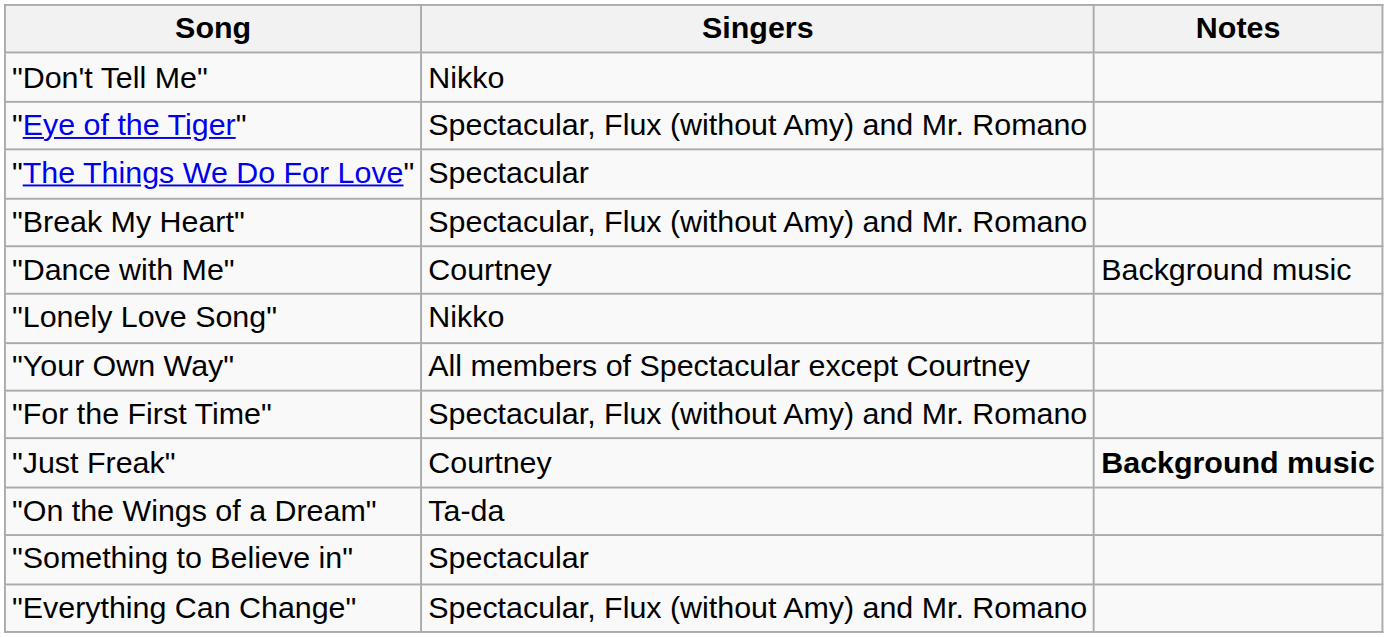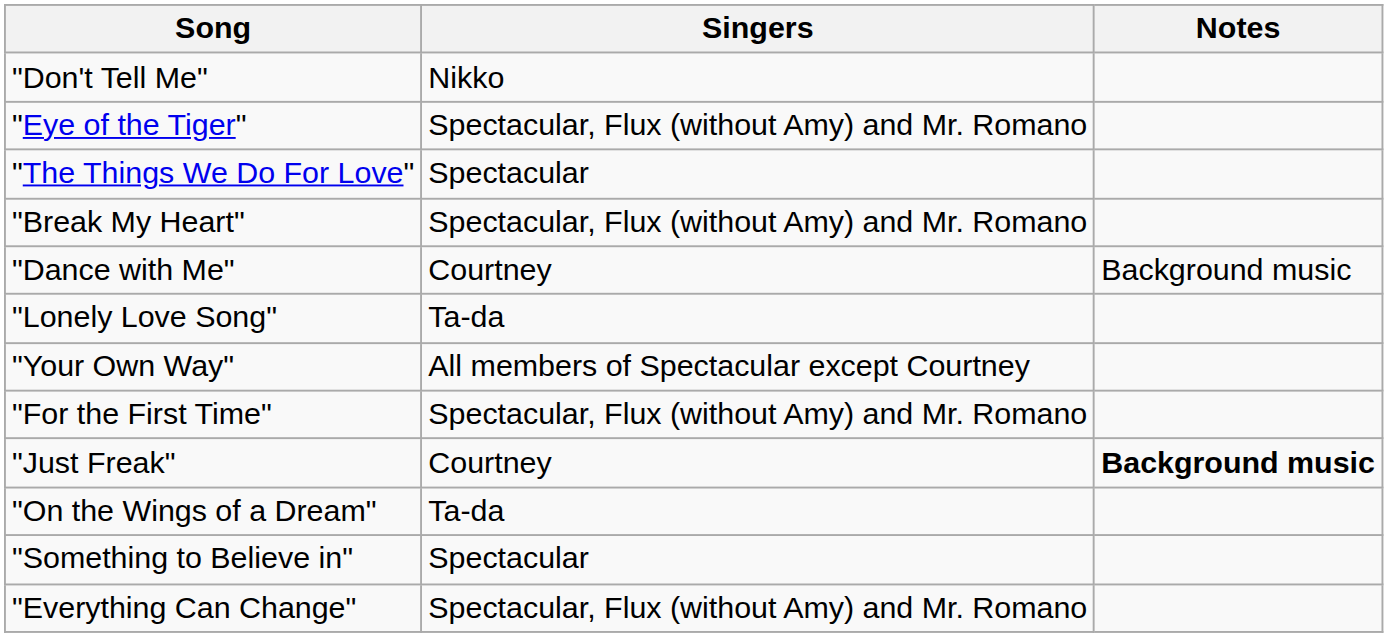(466, 317) Nikko -> (466, 317) Ta-da
